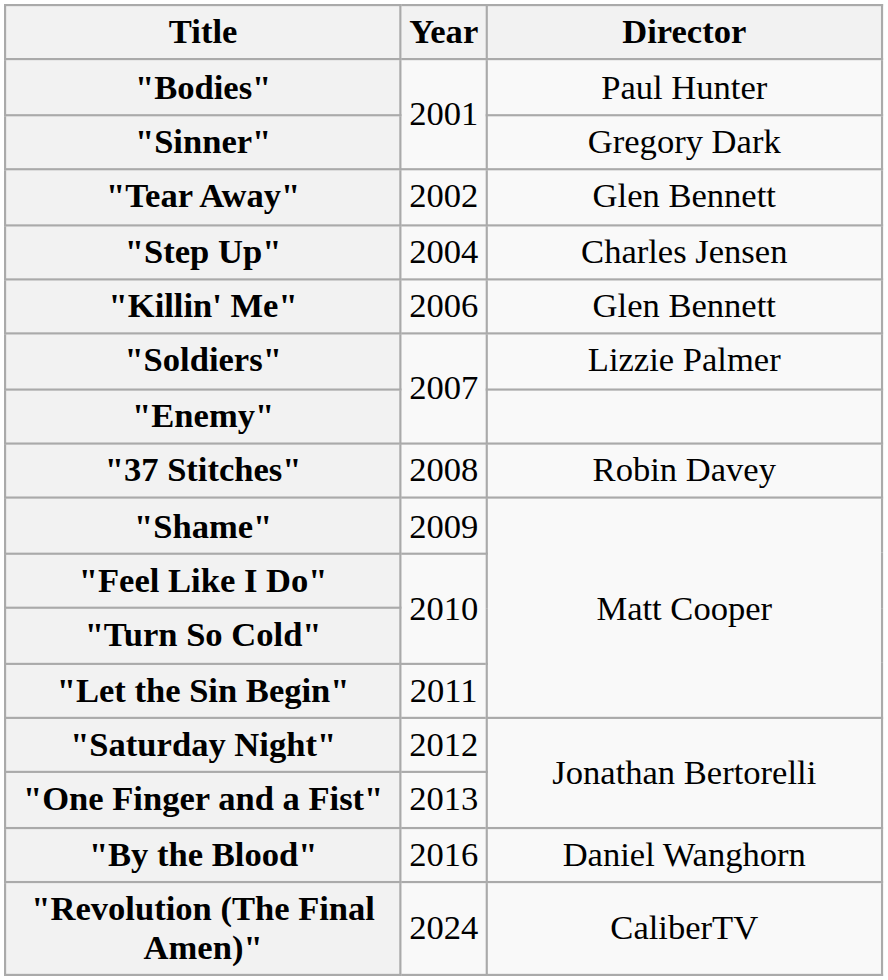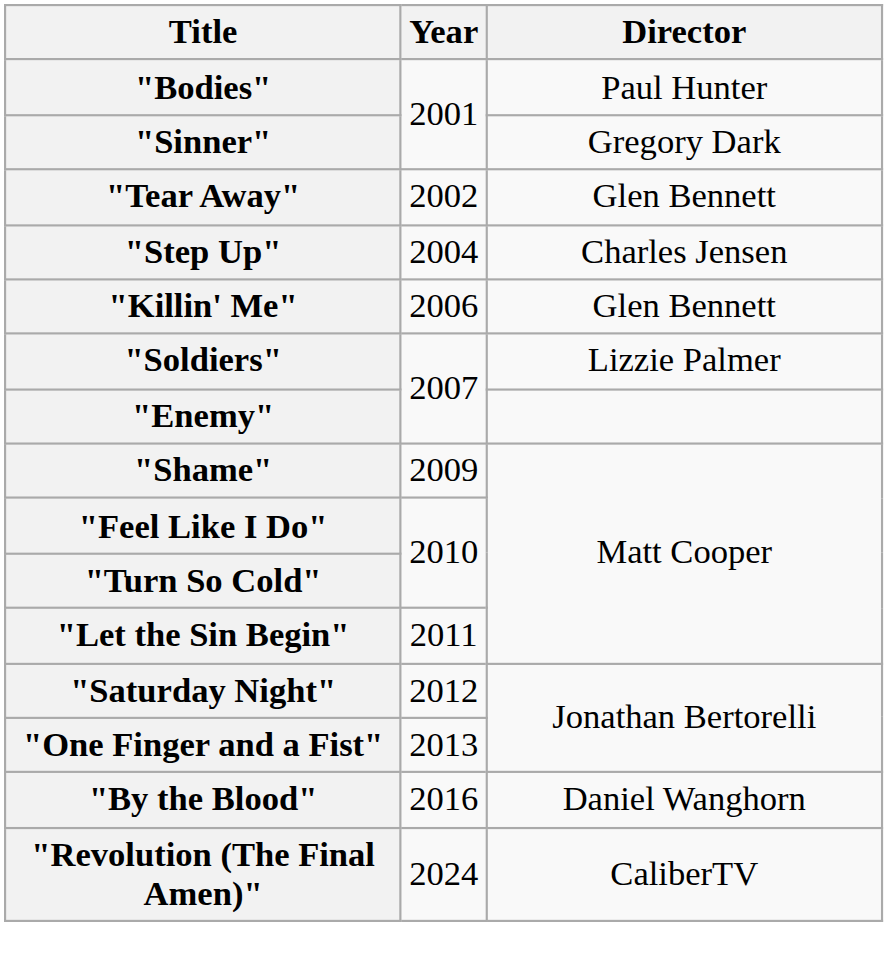- row: (203, 470)
